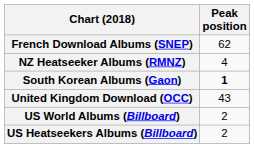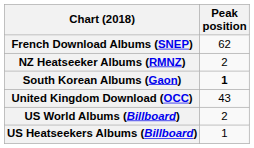(225, 62) 4 -> (225, 62) 2
(225, 134) 2 -> (225, 134) 1
